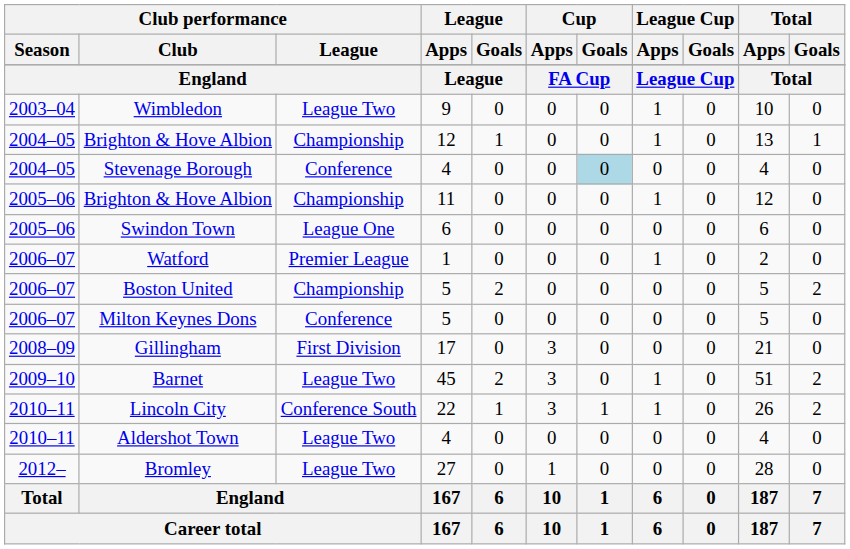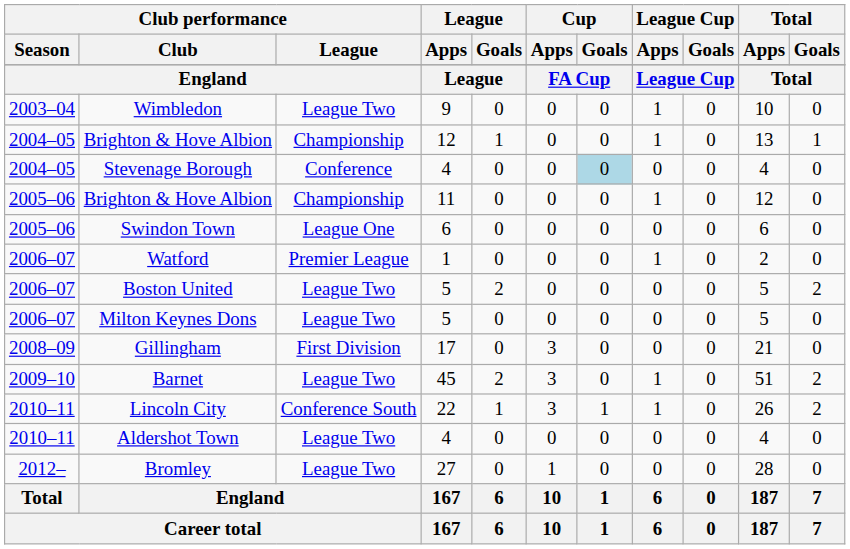(349, 288) Championship -> (349, 288) League Two
(349, 318) Conference -> (349, 318) League Two
